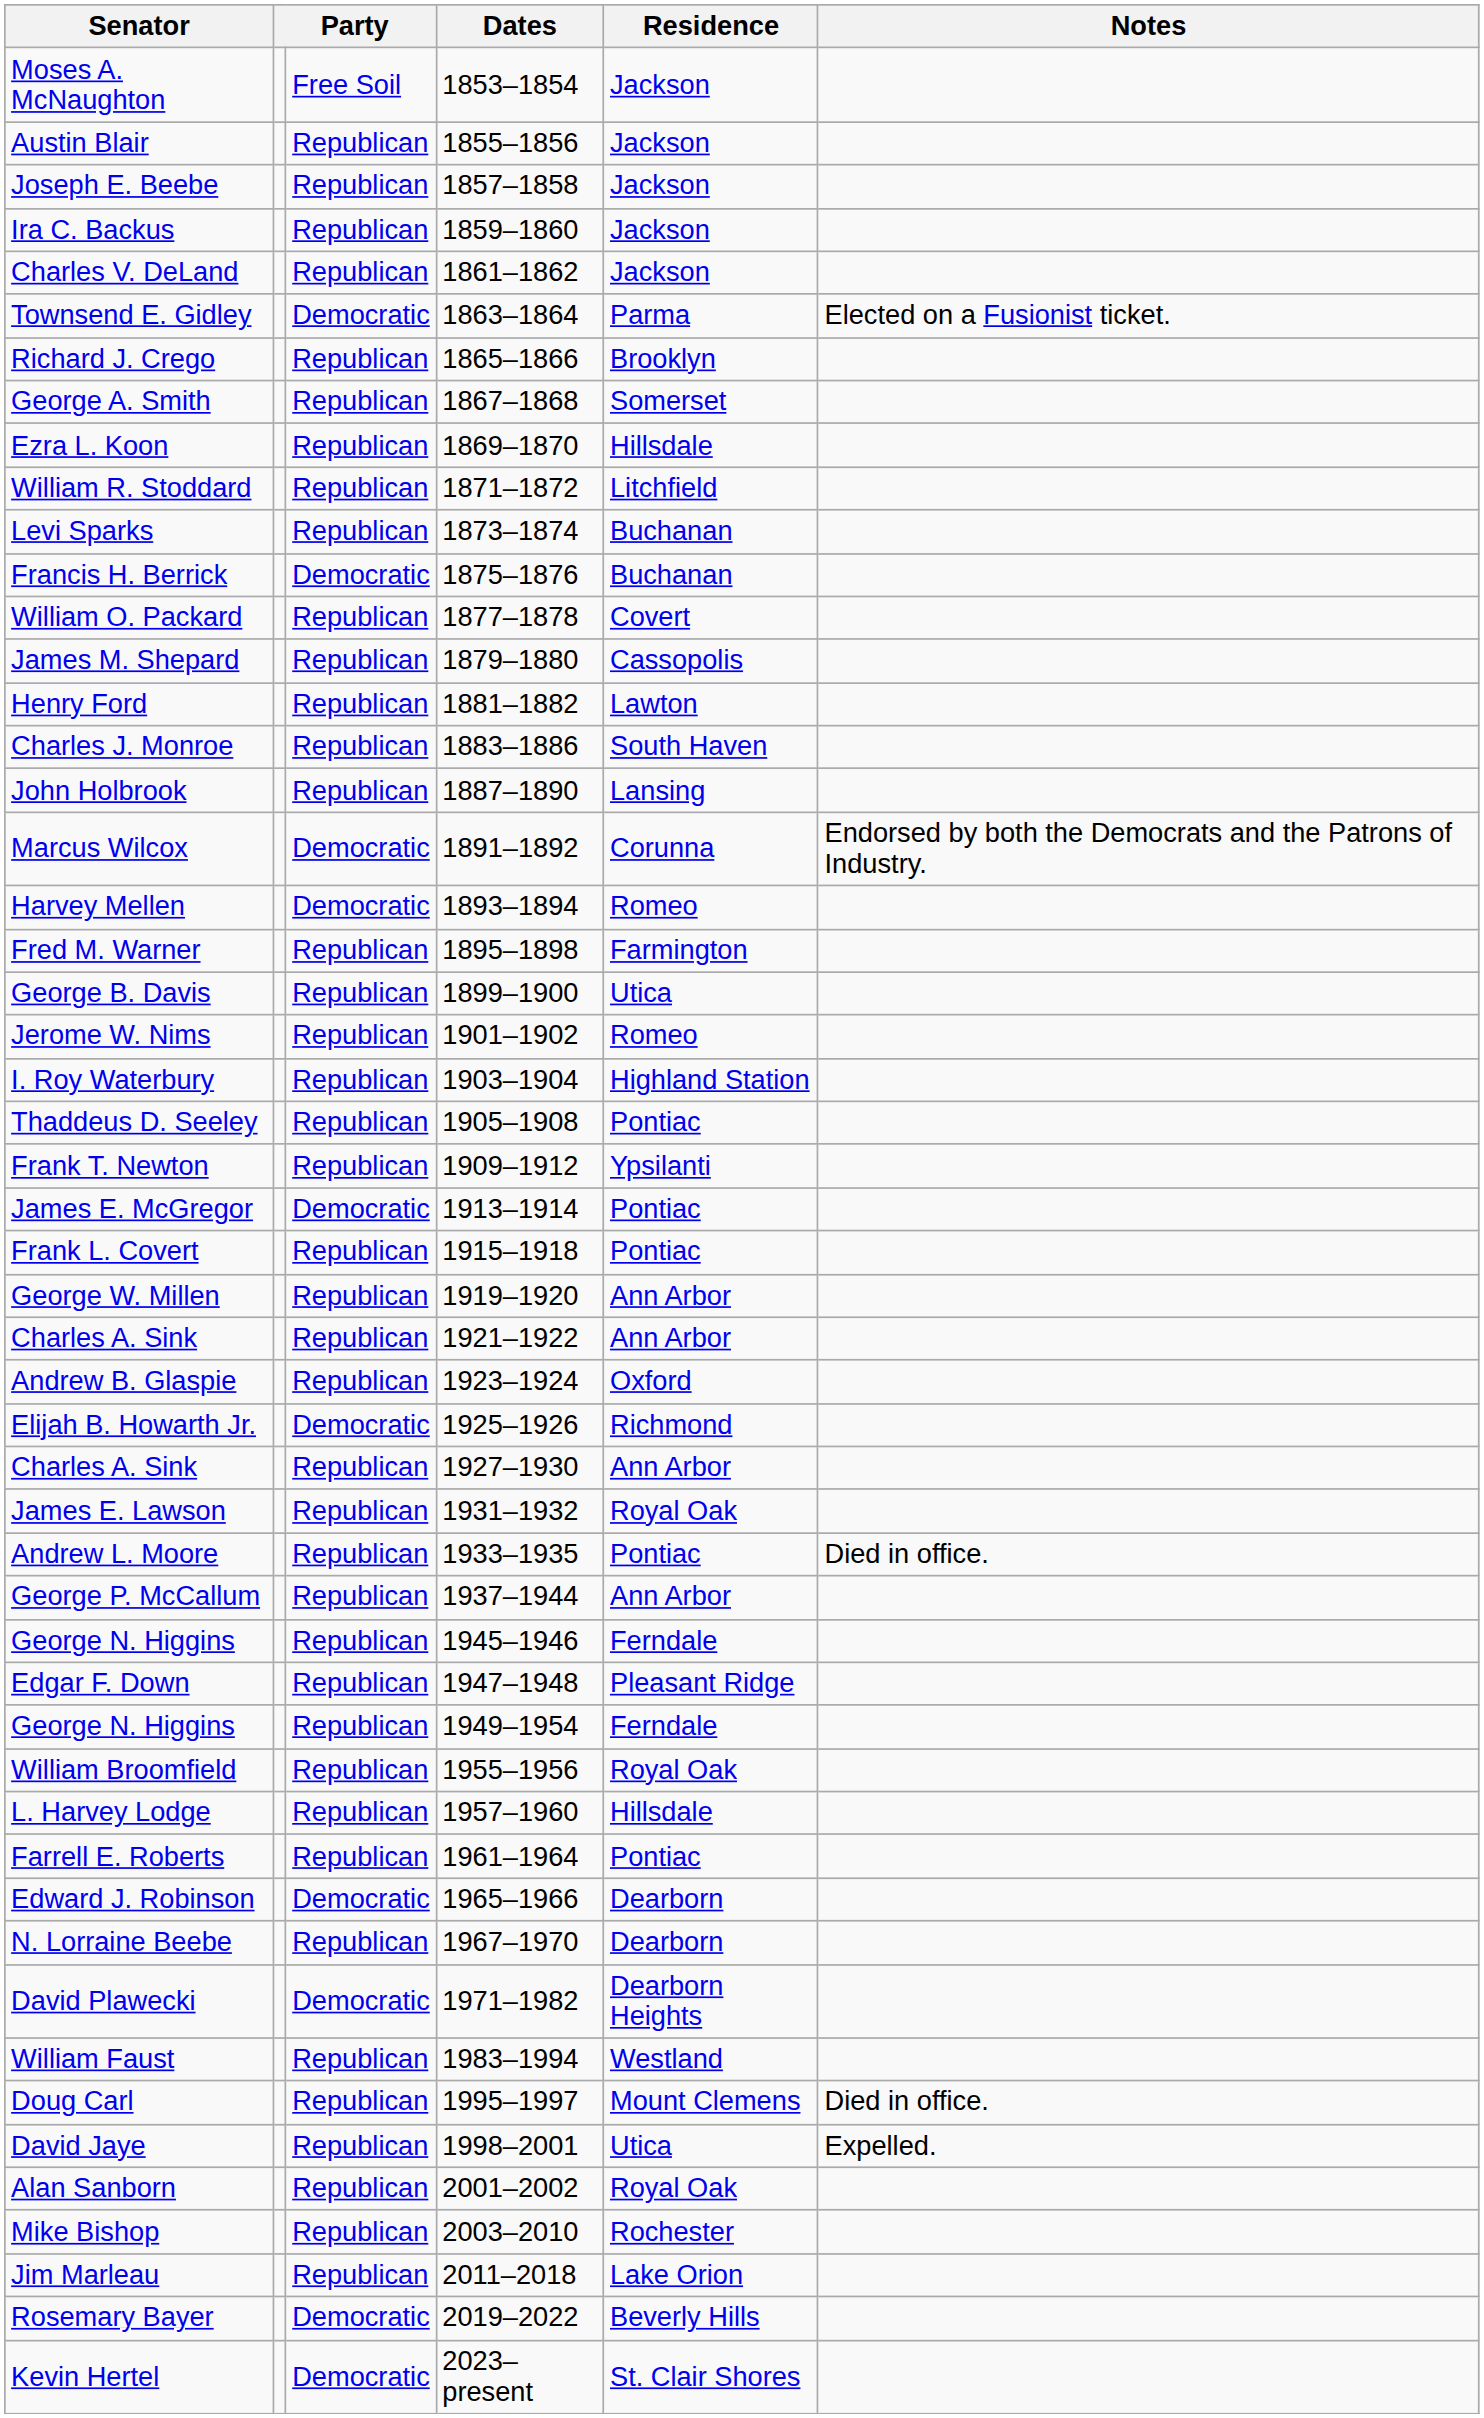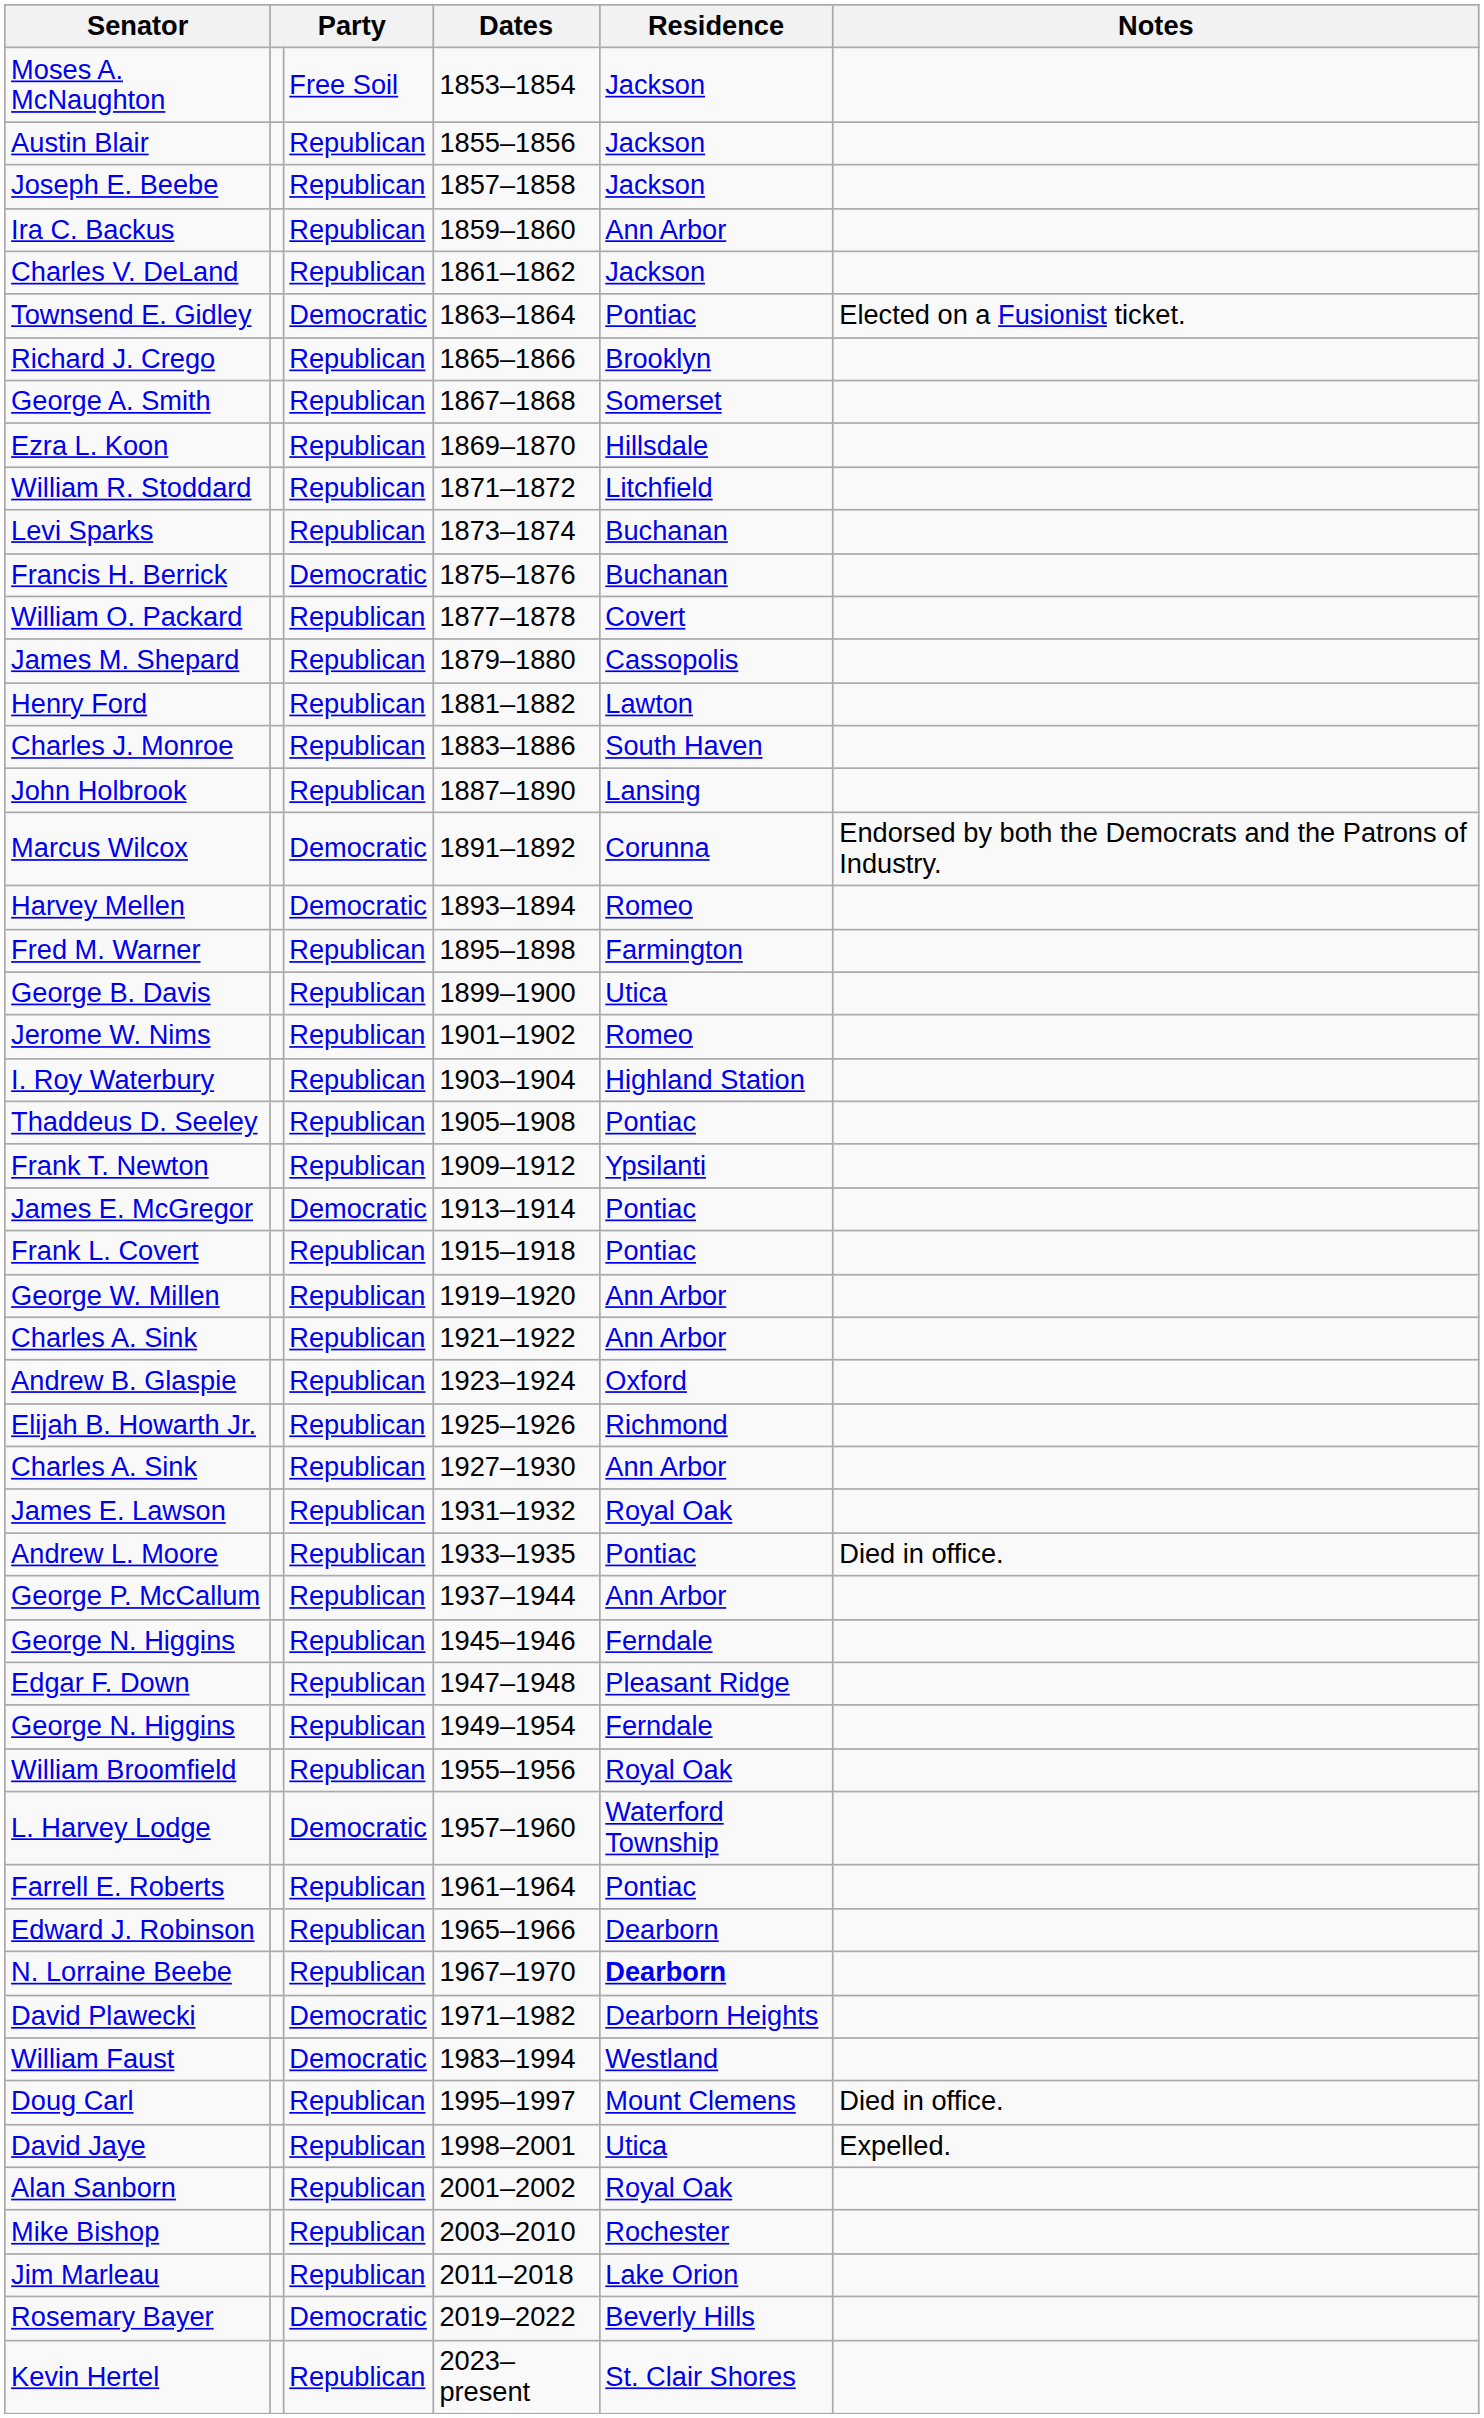(660, 229) Jackson -> (666, 229) Ann Arbor
(650, 315) Parma -> (651, 315) Pontiac
(361, 1424) Democratic -> (357, 1424) Republican
(360, 1812) Republican -> (358, 1828) Democratic
(661, 1812) Hillsdale -> (664, 1828) Waterford Township
(361, 1899) Democratic -> (357, 1929) Republican
(667, 1942) normal -> (666, 1972) bold
(360, 2059) Republican -> (358, 2059) Democratic
(361, 2376) Democratic -> (357, 2376) Republican
